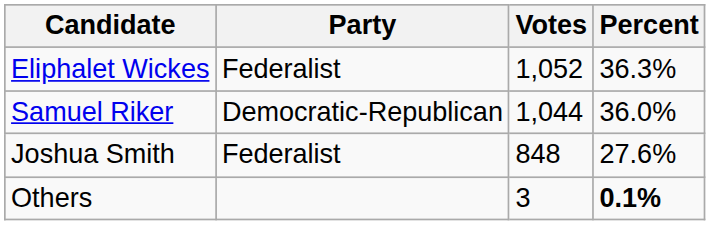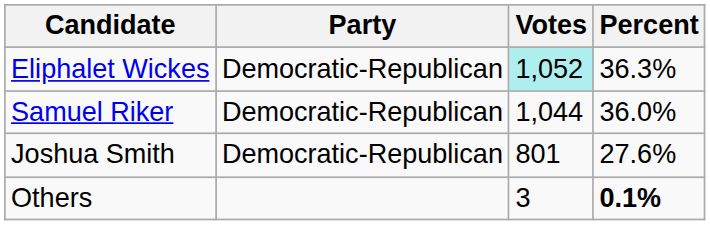(281, 68) Federalist -> (362, 68) Democratic-Republican
(549, 68) no background -> (549, 68) paleturquoise background
(281, 154) Federalist -> (362, 154) Democratic-Republican
(538, 154) 848 -> (538, 154) 801
